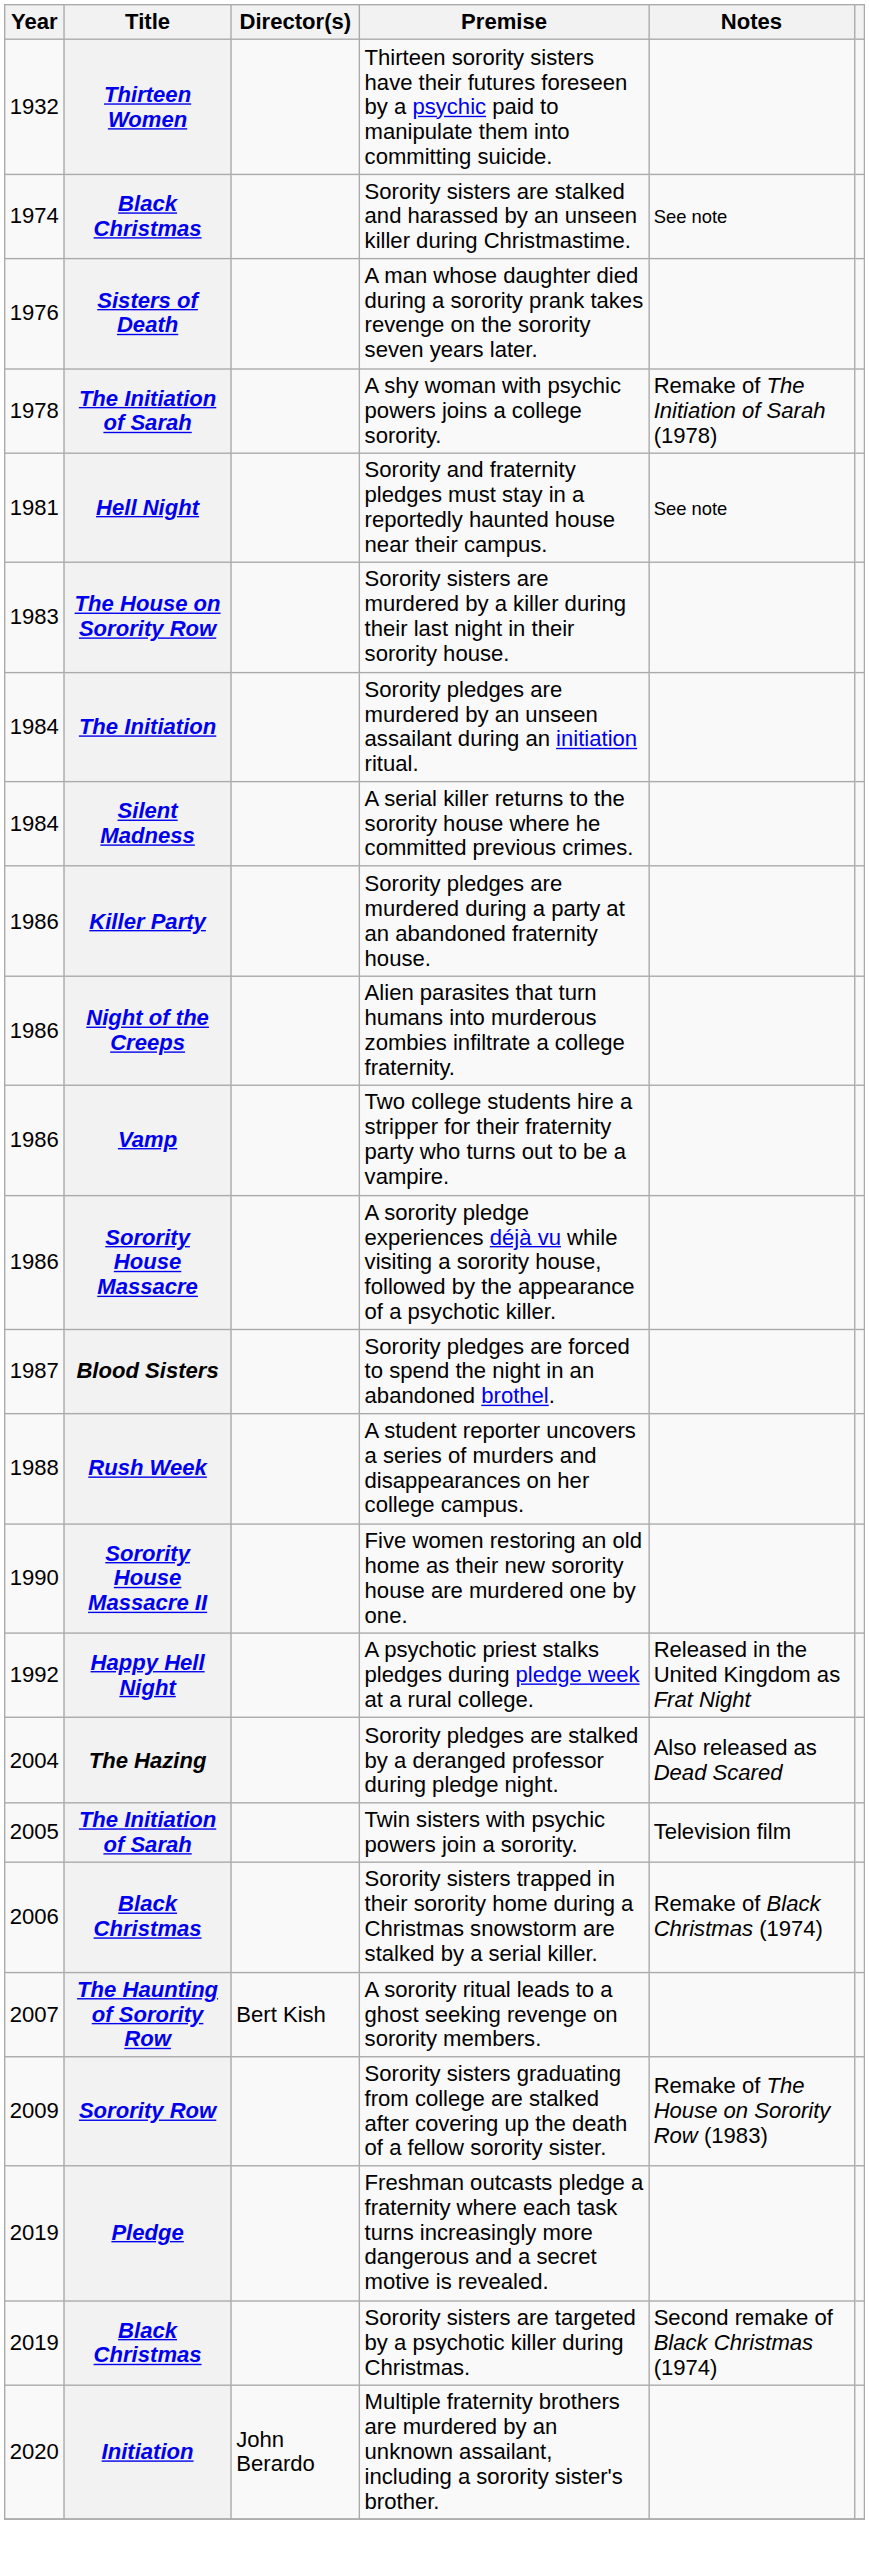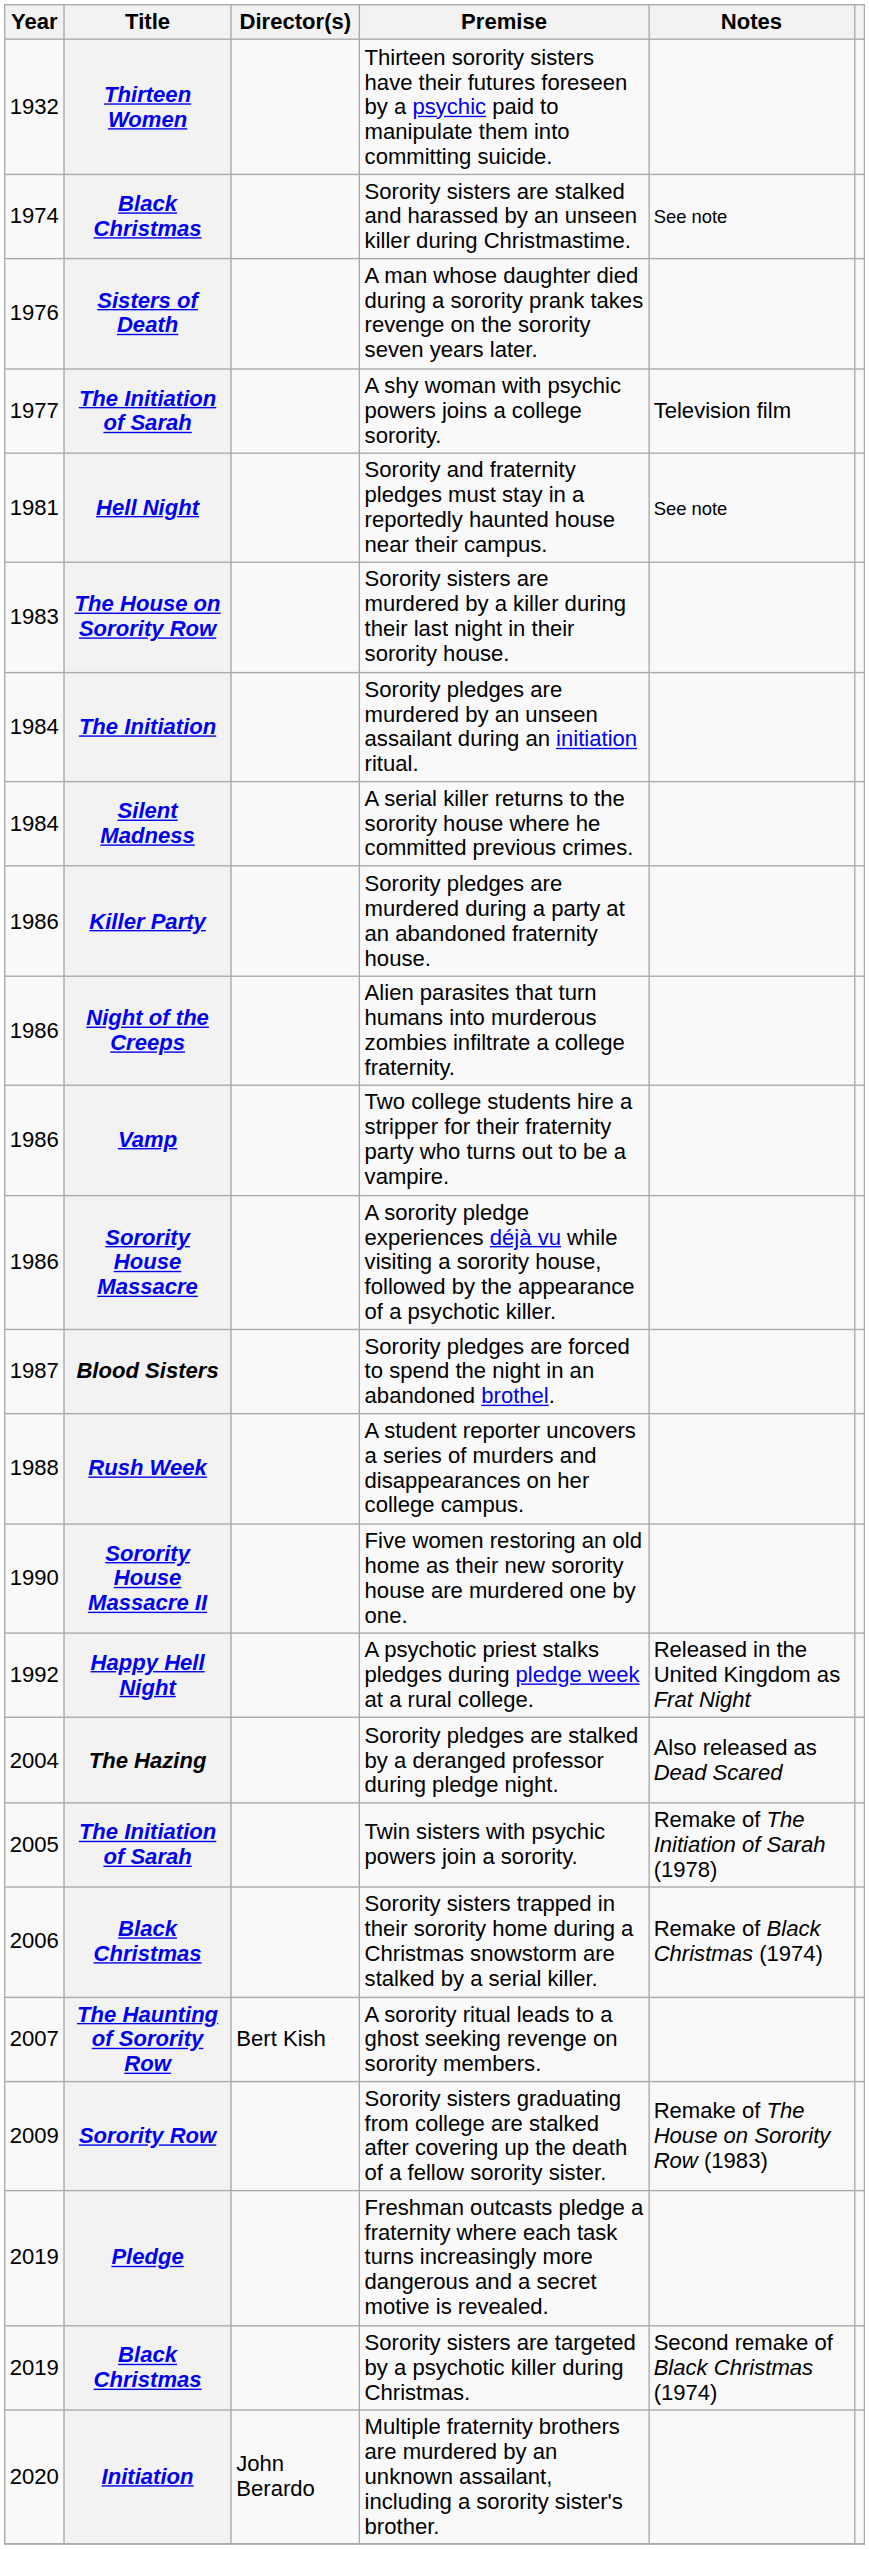(34, 410) 1978 -> (34, 410) 1977
(740, 410) Remake of The Initiation of Sarah (1978) -> (722, 410) Television film
(722, 1832) Television film -> (740, 1844) Remake of The Initiation of Sarah (1978)
